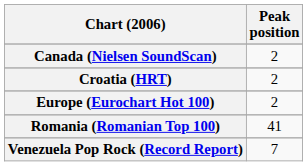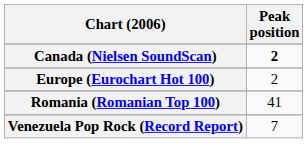(275, 56) normal -> (275, 56) bold
- row: (125, 79)
